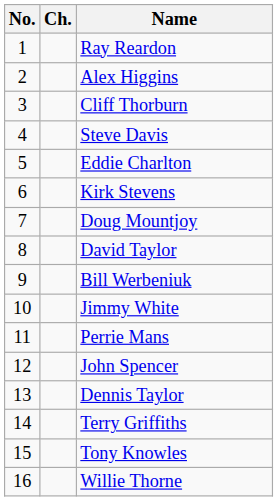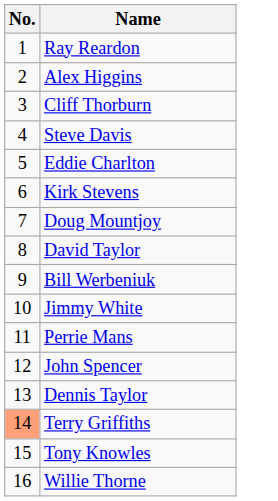- column: (58, 18)
(22, 423) no background -> (22, 423) lightsalmon background
